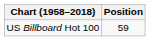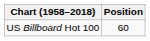(123, 28) 59 -> (123, 28) 60
